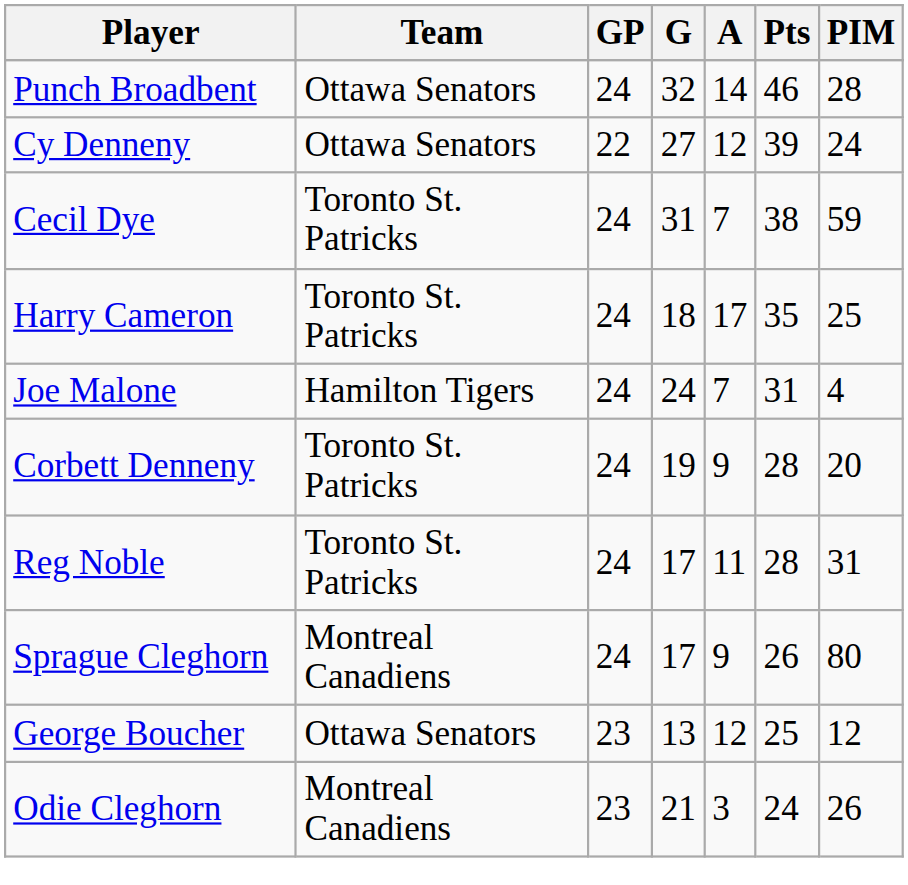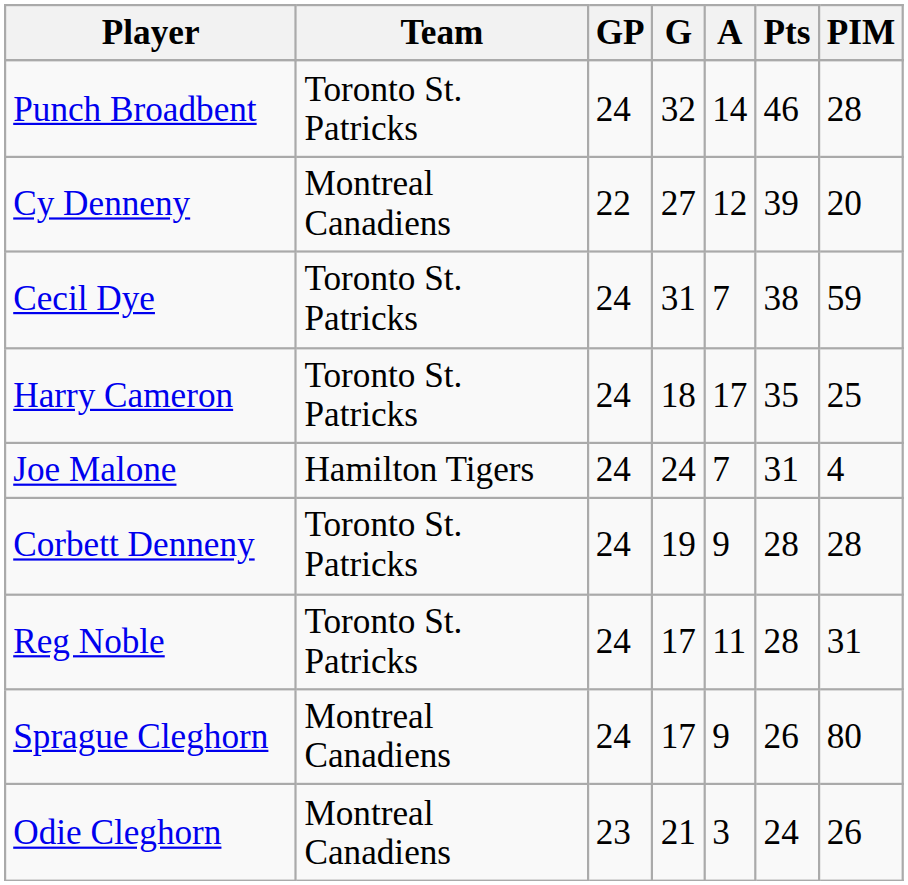(420, 88) Ottawa Senators -> (383, 108) Toronto St. Patricks
(420, 144) Ottawa Senators -> (378, 203) Montreal Canadiens
(844, 144) 24 -> (844, 203) 20
(844, 466) 20 -> (844, 545) 28
- row: (129, 732)
